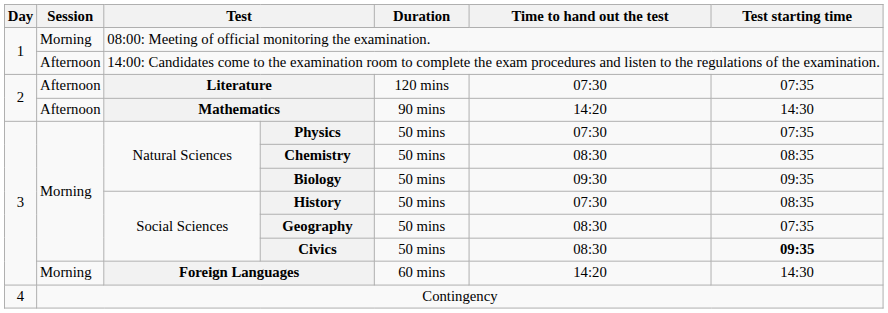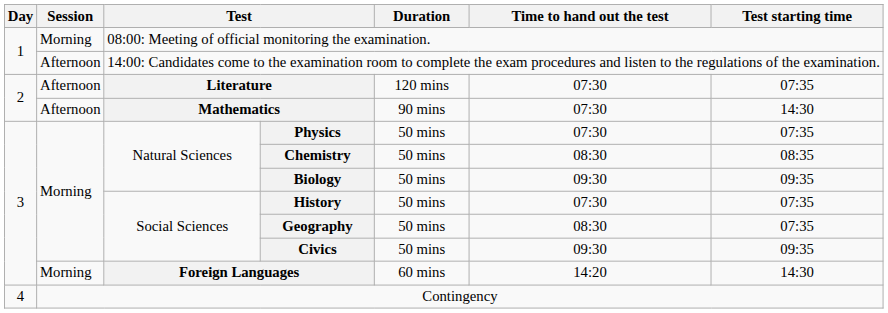(590, 109) 14:20 -> (590, 109) 07:30
(797, 202) 08:35 -> (797, 202) 07:35
(590, 249) 08:30 -> (590, 249) 09:30
(797, 249) bold -> (797, 249) normal
